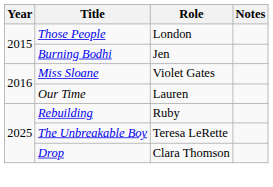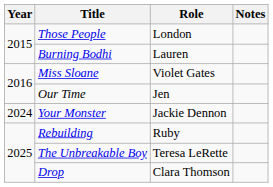(161, 53) Jen -> (170, 53) Lauren
(170, 93) Lauren -> (161, 93) Jen
+ row: (72, 113)
